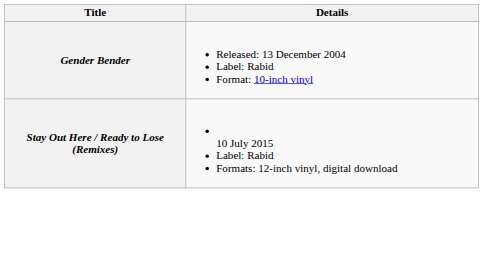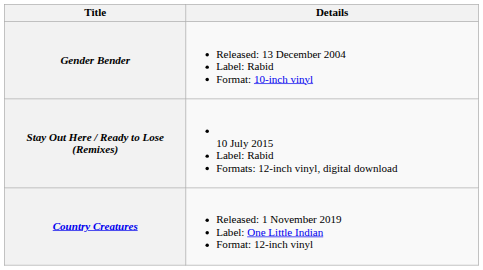+ row: (95, 226)
